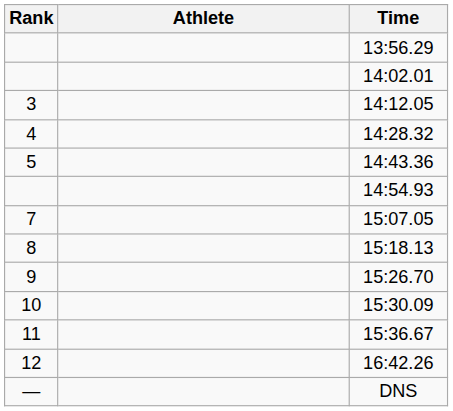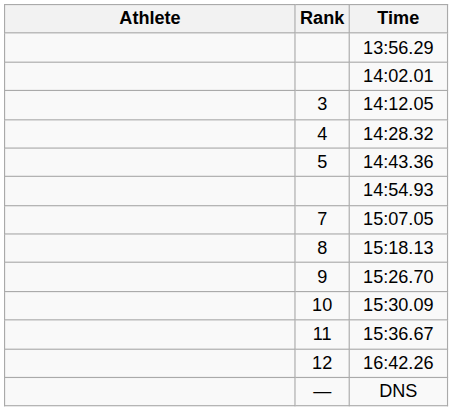columns swapped: (31, 18) <-> (204, 18)
